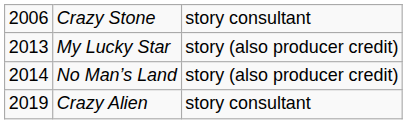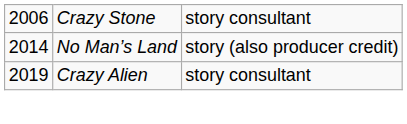- row: (114, 47)
